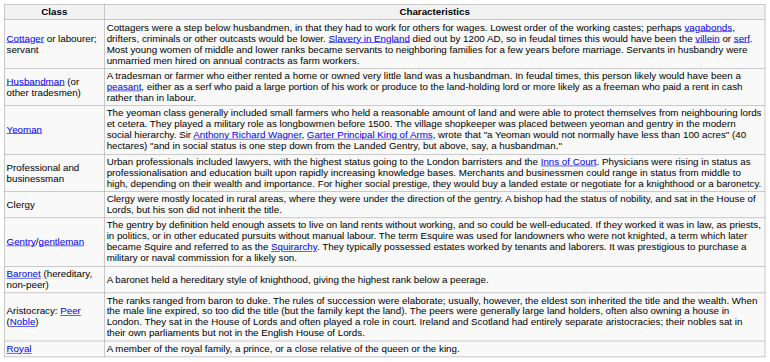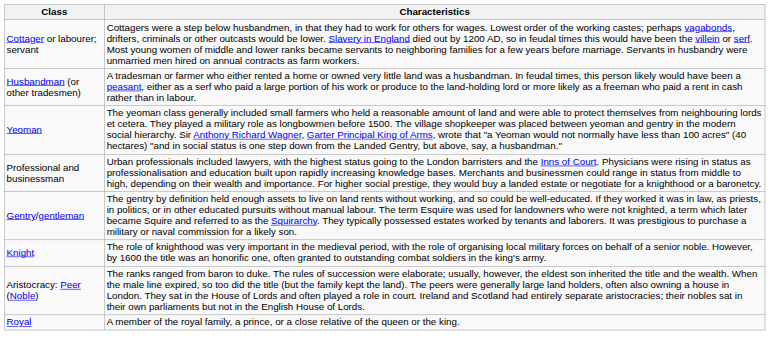- row: (21, 204)
+ row: (20, 253)
- row: (49, 279)
